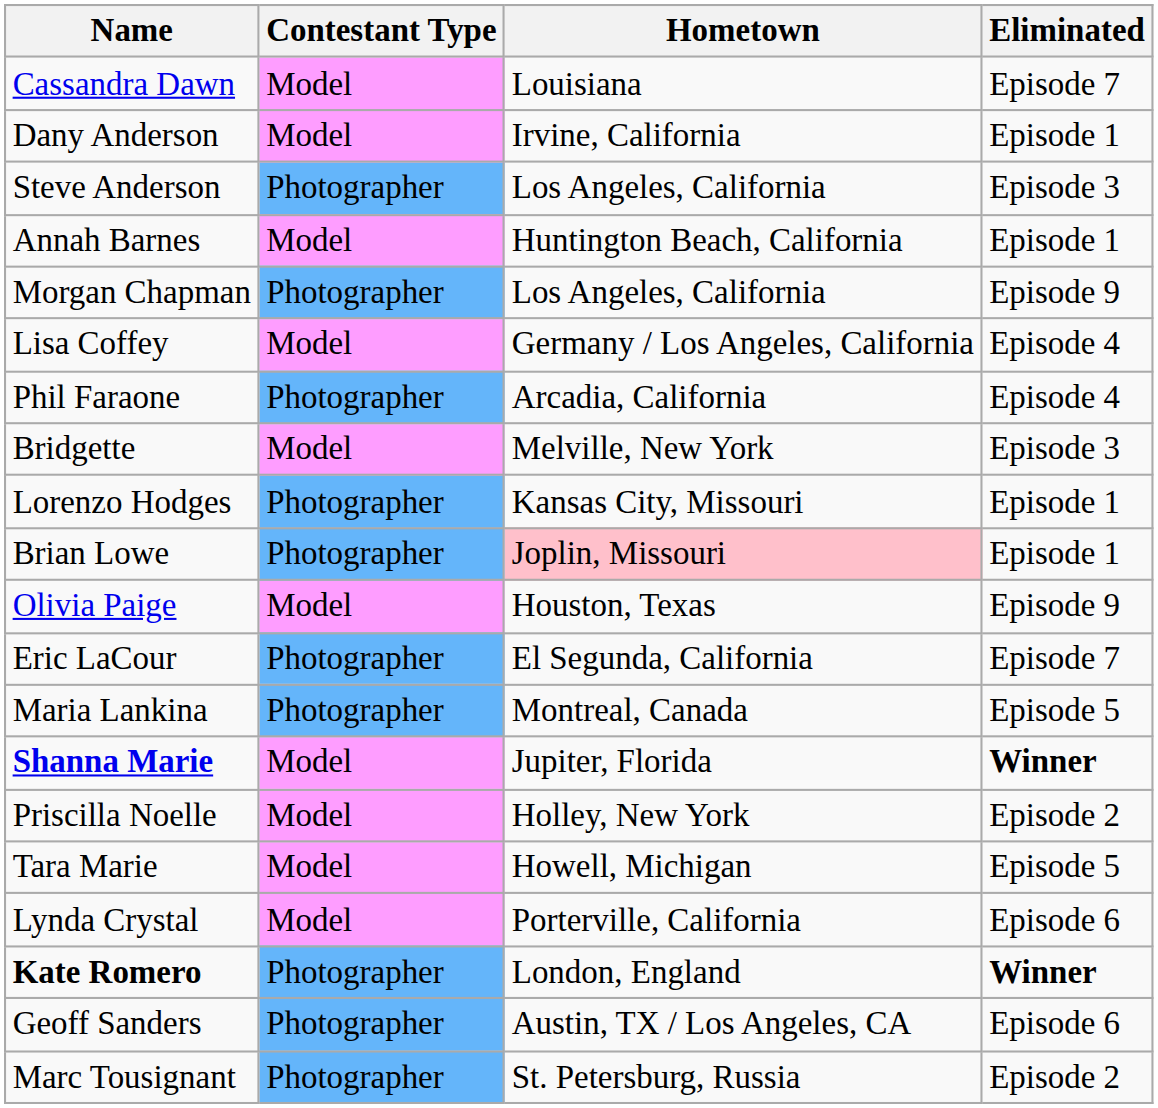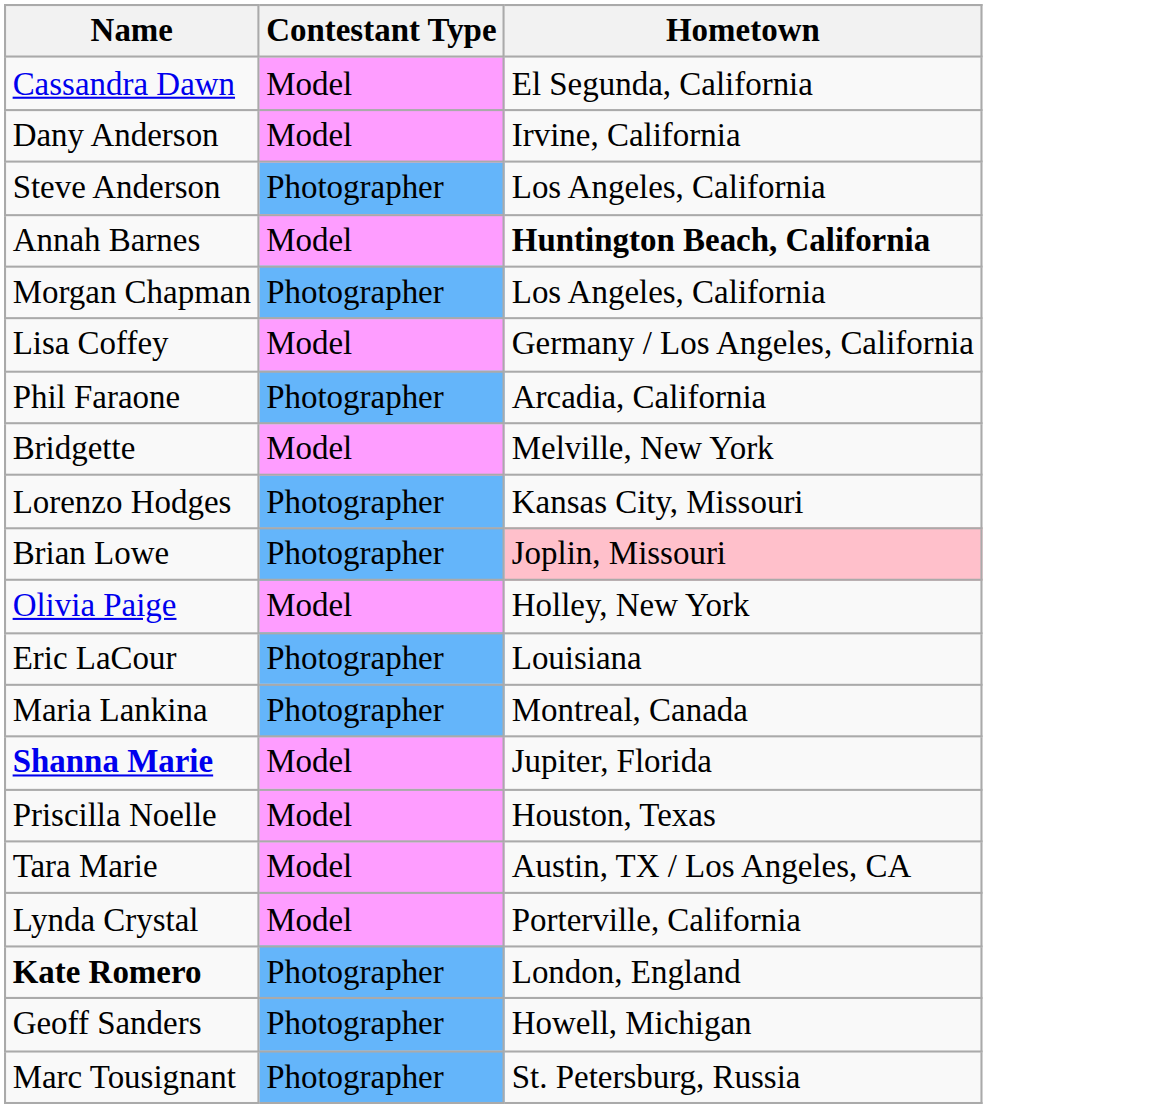- column: (1067, 30)
(577, 82) Louisiana -> (662, 82) El Segunda, California
(707, 239) normal -> (721, 239) bold
(614, 605) Houston, Texas -> (631, 605) Holley, New York
(662, 657) El Segunda, California -> (577, 657) Louisiana
(631, 814) Holley, New York -> (614, 814) Houston, Texas
(632, 866) Howell, Michigan -> (712, 866) Austin, TX / Los Angeles, CA
(712, 1023) Austin, TX / Los Angeles, CA -> (632, 1023) Howell, Michigan
